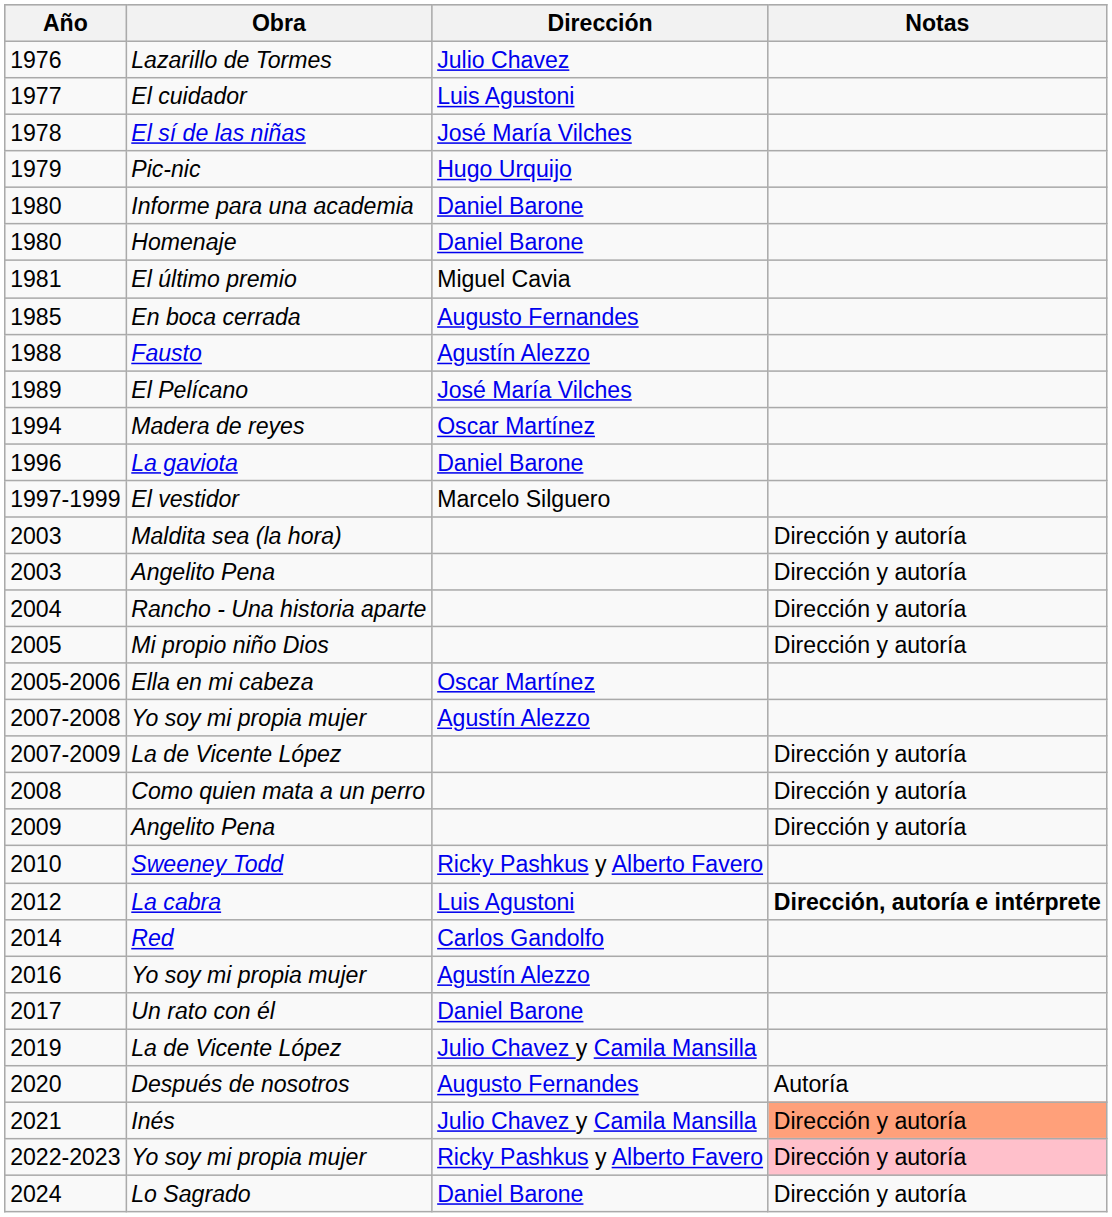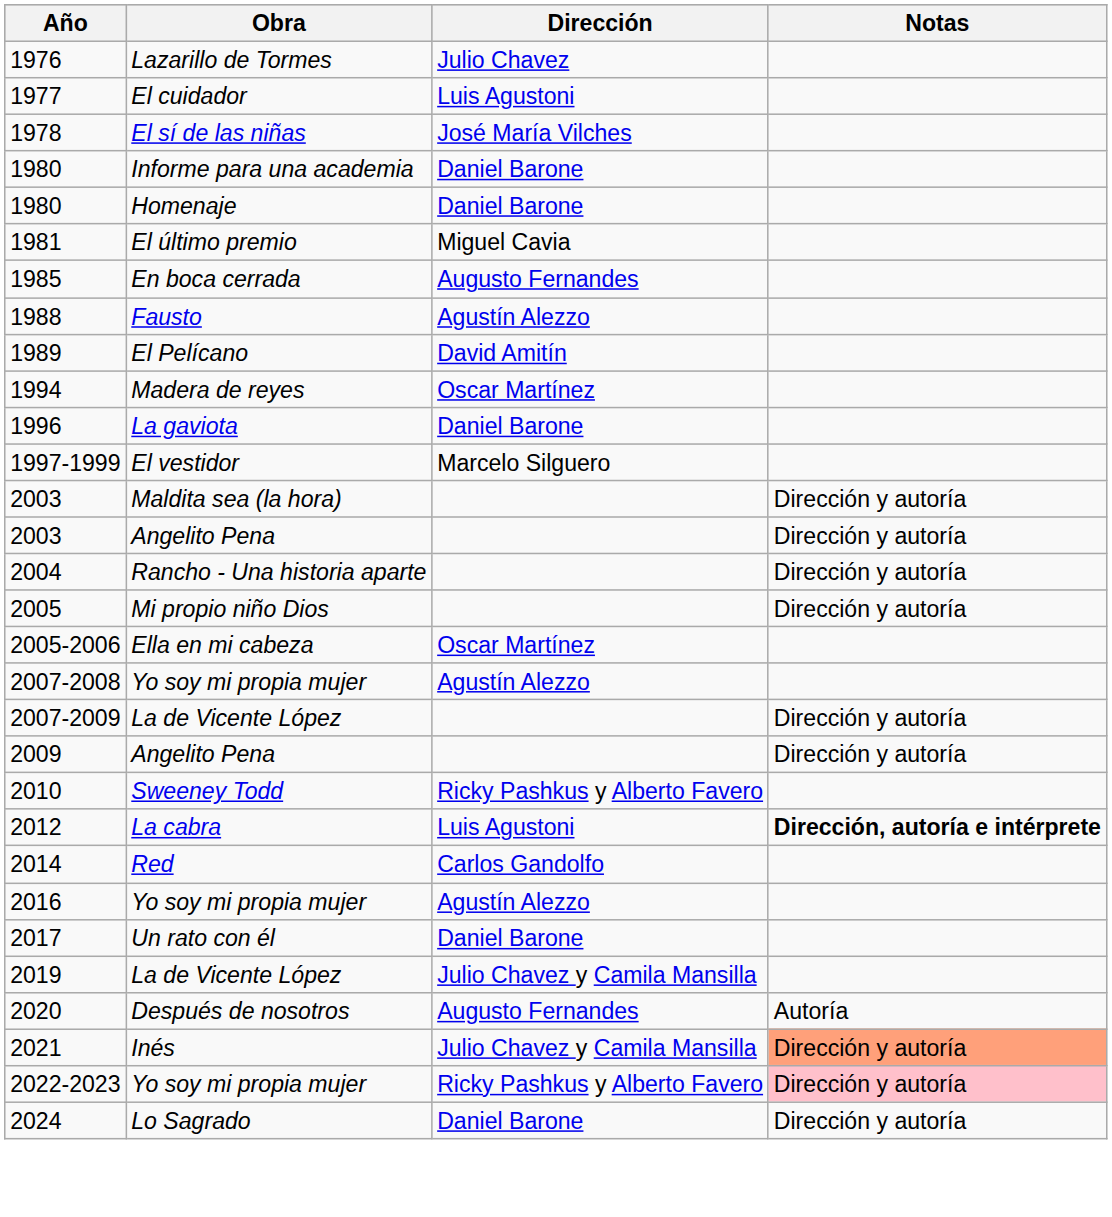- row: (36, 170)
(534, 389) José María Vilches -> (502, 352) David Amitín
- row: (36, 791)
